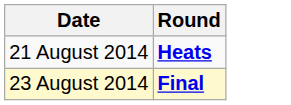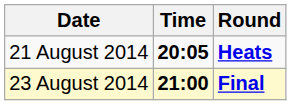+ column: (183, 20)
